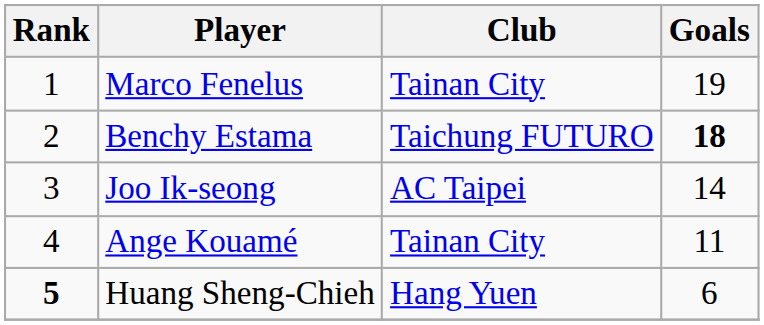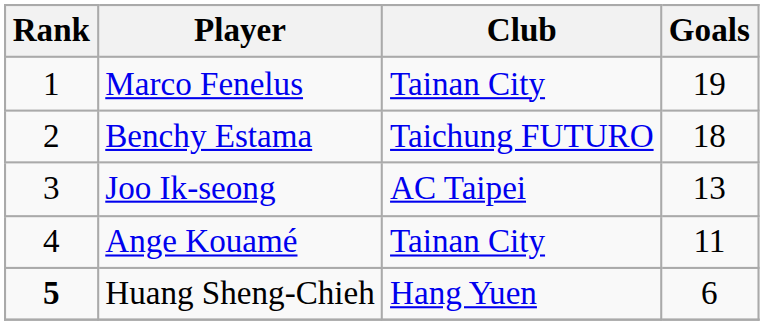(709, 135) bold -> (709, 135) normal
(709, 188) 14 -> (709, 188) 13
